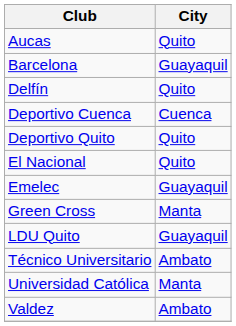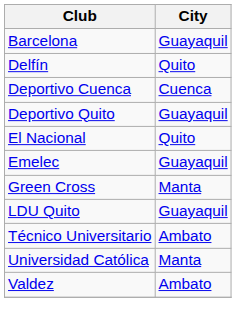- row: (29, 41)
(177, 138) Quito -> (193, 114) Guayaquil
